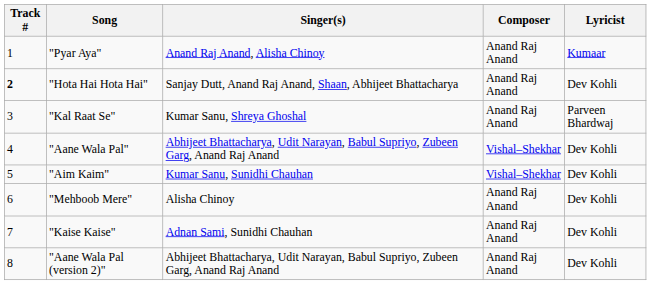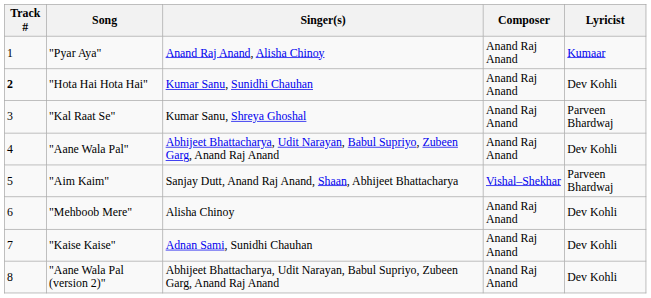(312, 84) Sanjay Dutt, Anand Raj Anand, Shaan, Abhijeet Bhattacharya -> (239, 84) Kumar Sanu, Sunidhi Chauhan
(523, 148) Vishal–Shekhar -> (511, 148) Anand Raj Anand
(239, 174) Kumar Sanu, Sunidhi Chauhan -> (312, 181) Sanjay Dutt, Anand Raj Anand, Shaan, Abhijeet Bhattacharya
(592, 174) Dev Kohli -> (590, 181) Parveen Bhardwaj
